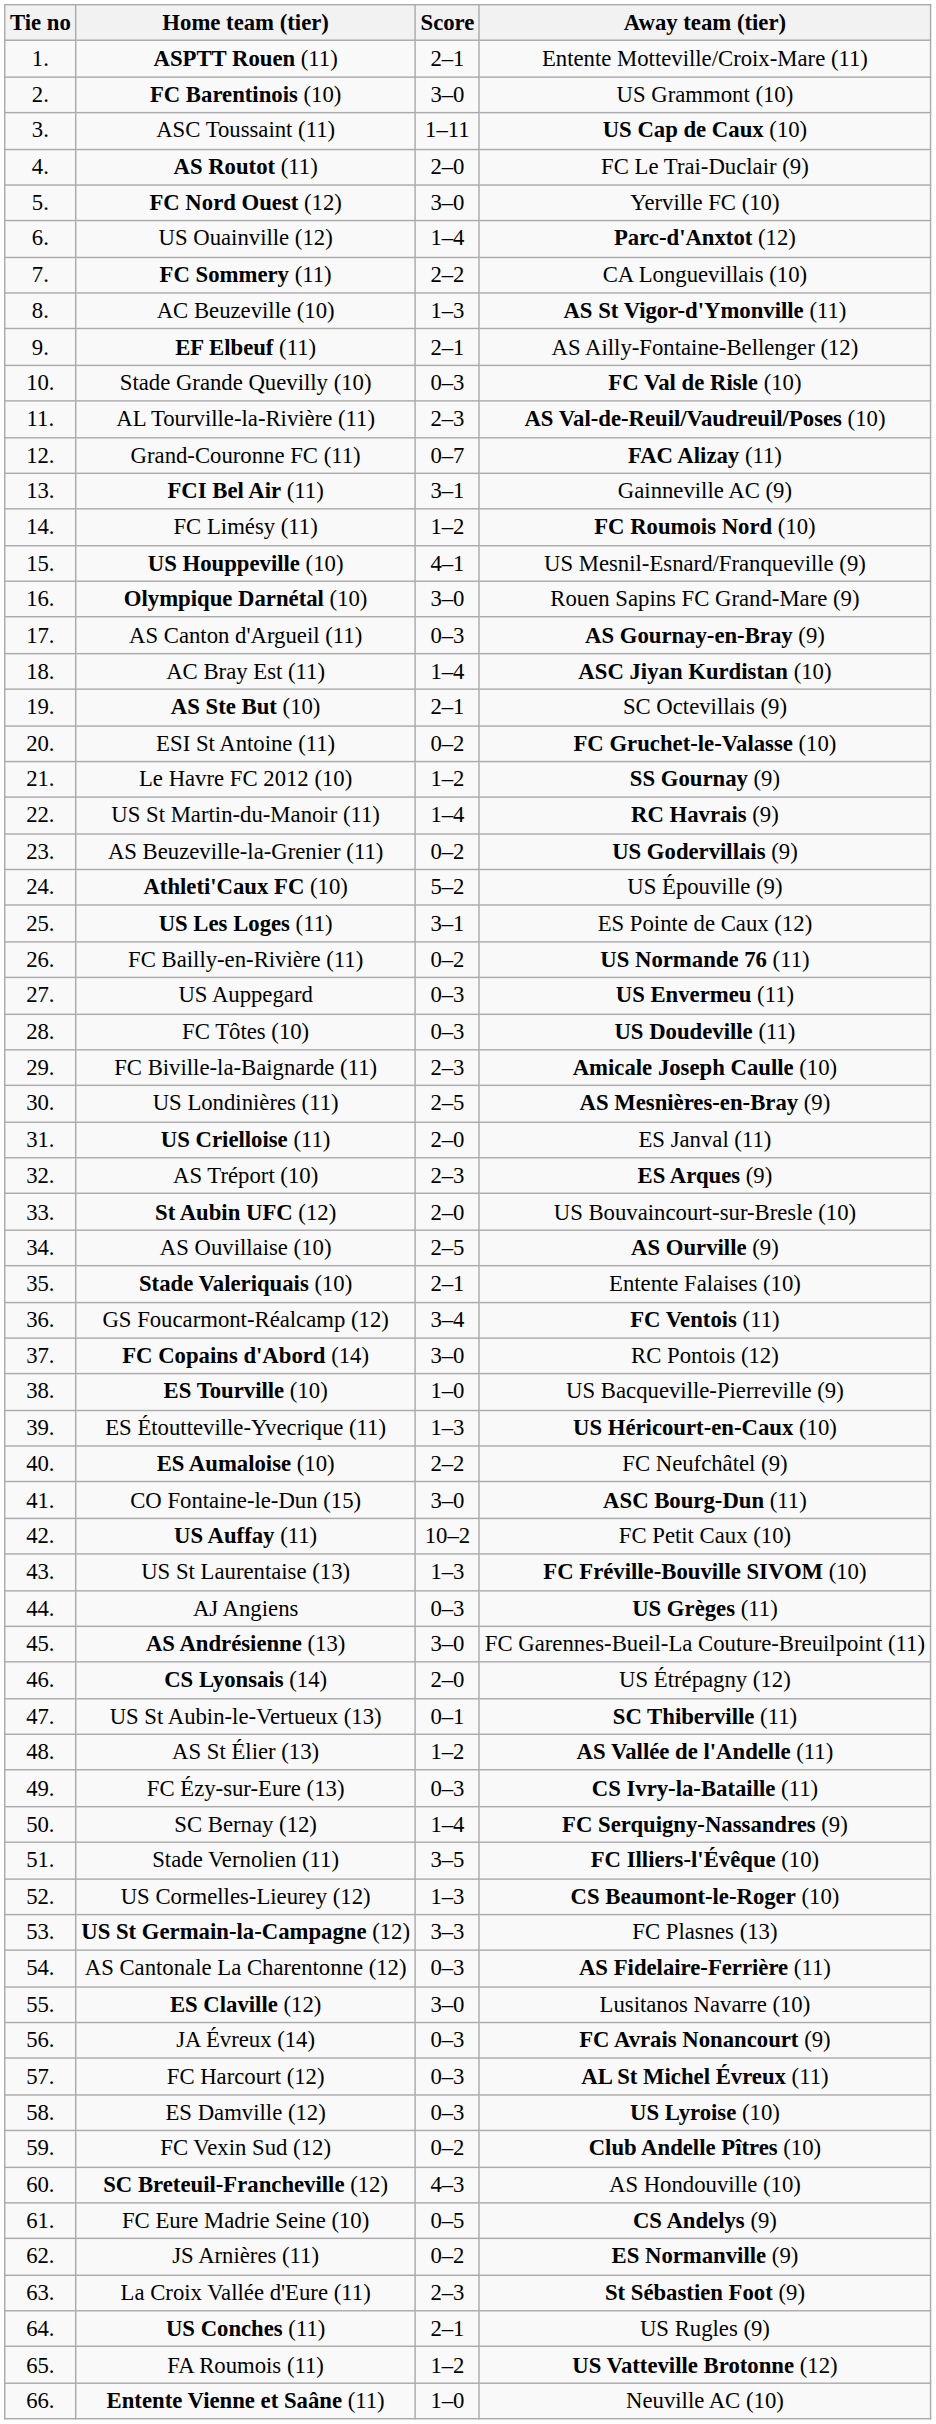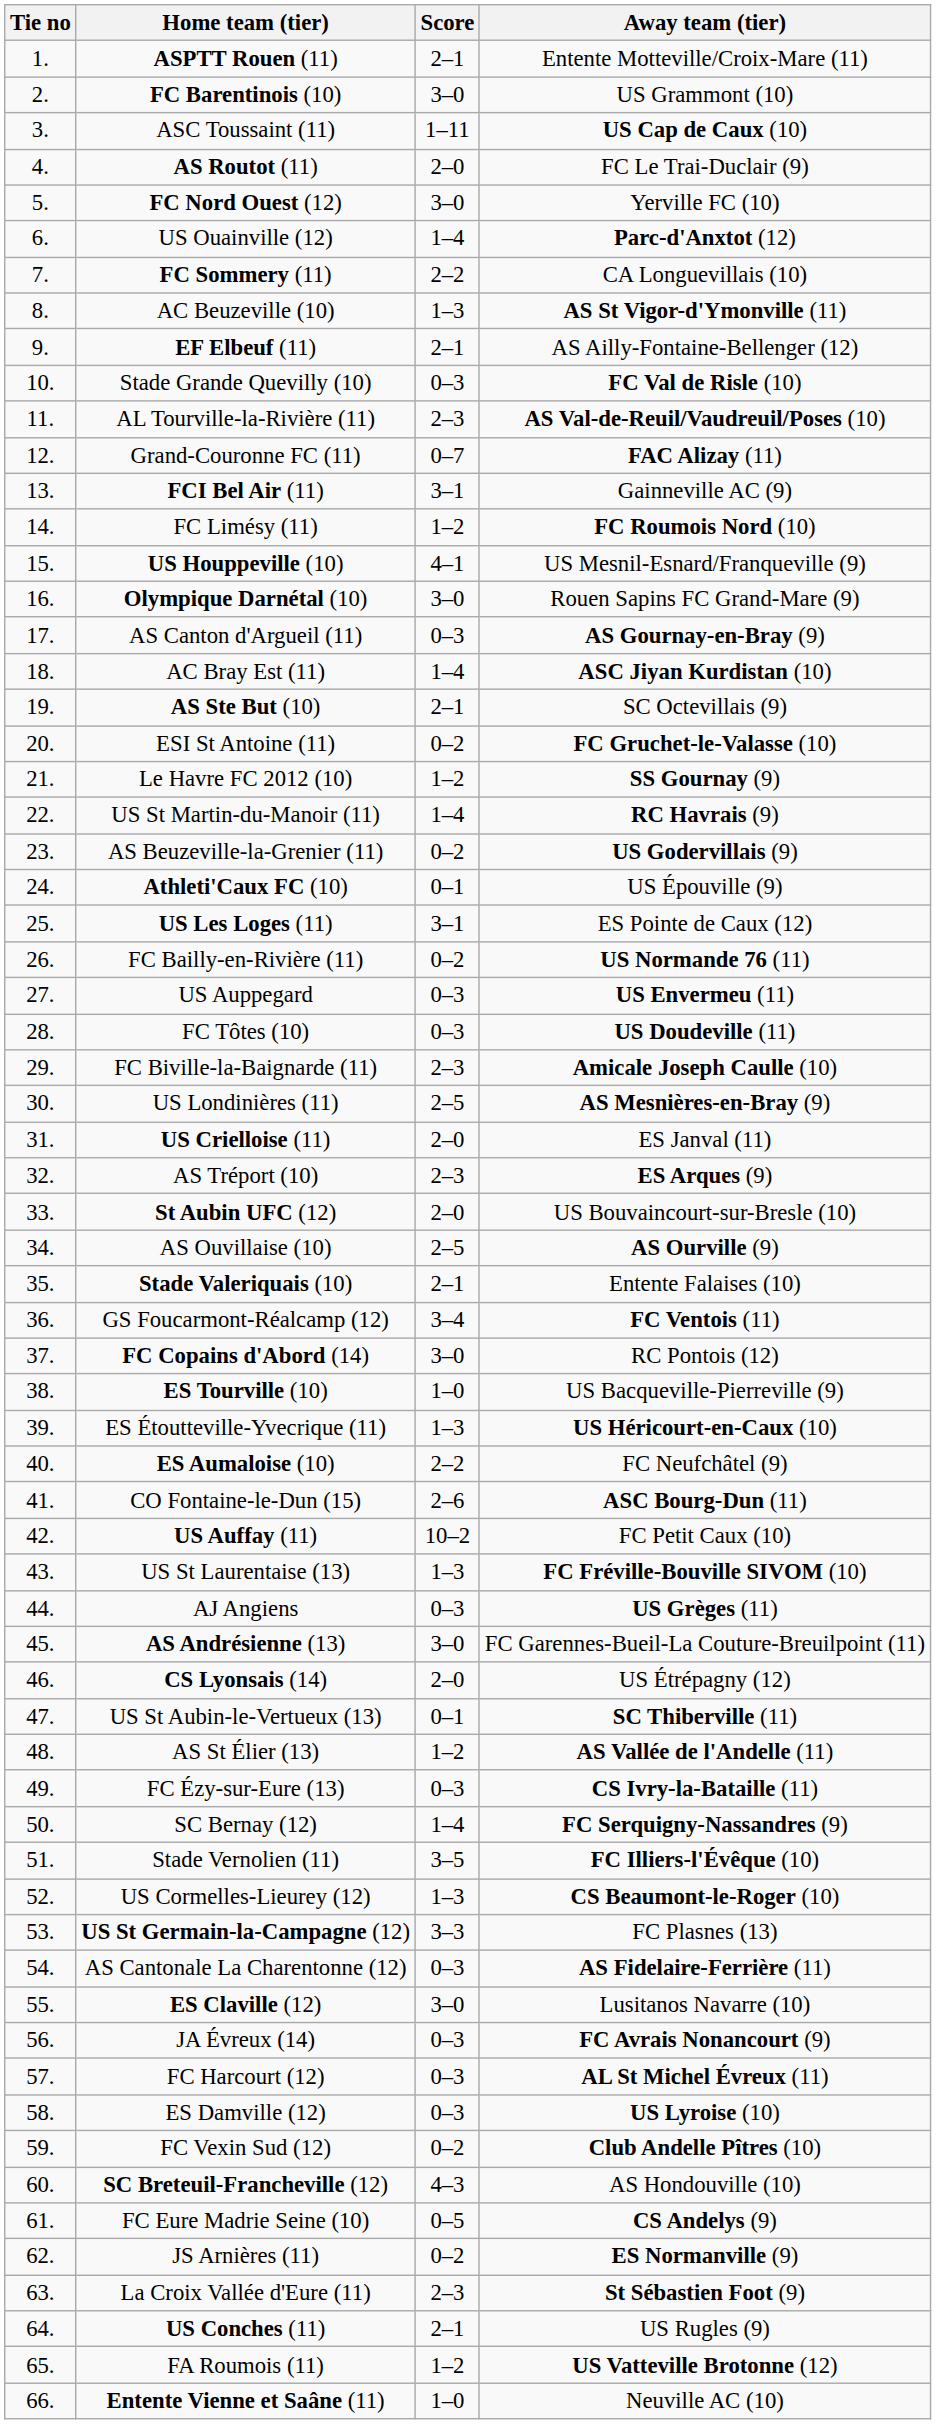(447, 887) 5–2 -> (447, 887) 0–1
(447, 1499) 3–0 -> (447, 1499) 2–6
